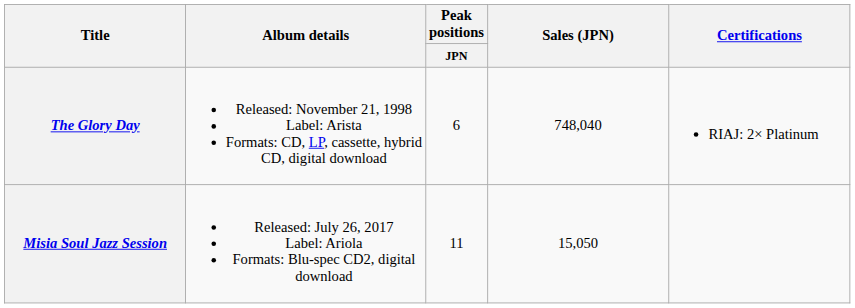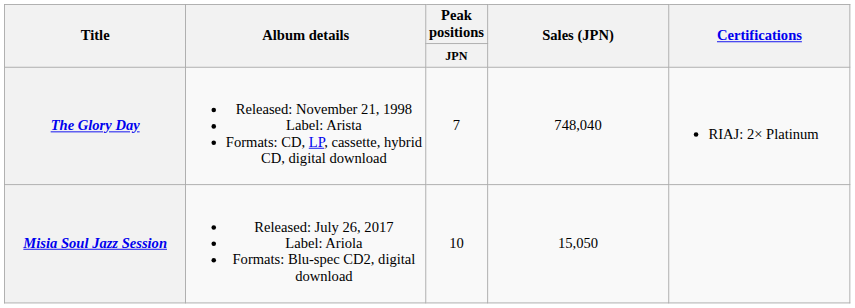(456, 125) 6 -> (456, 125) 7
(456, 243) 11 -> (456, 243) 10
